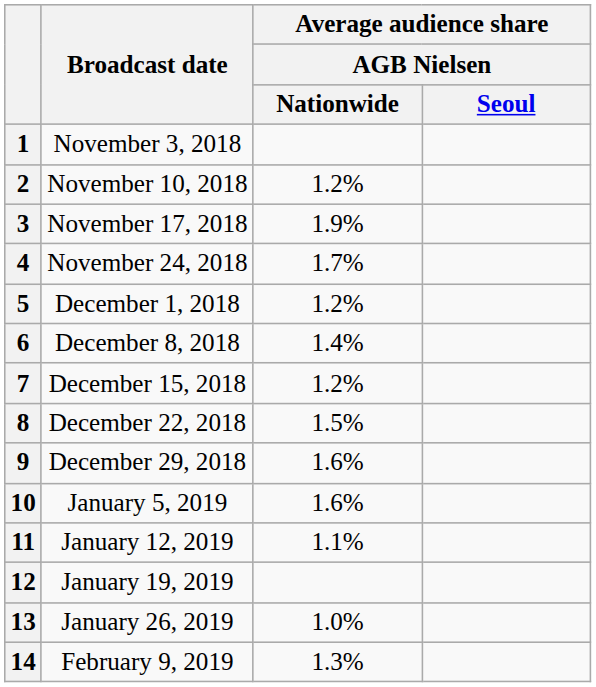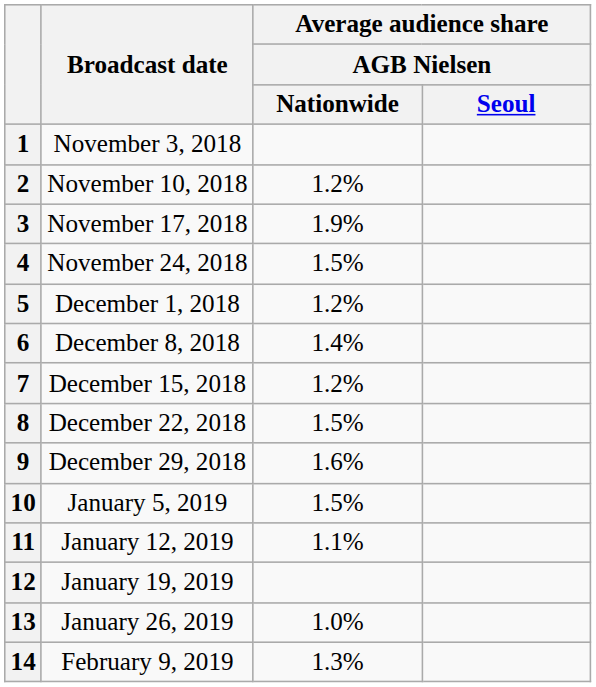(338, 263) 1.7% -> (338, 263) 1.5%
(338, 502) 1.6% -> (338, 502) 1.5%
